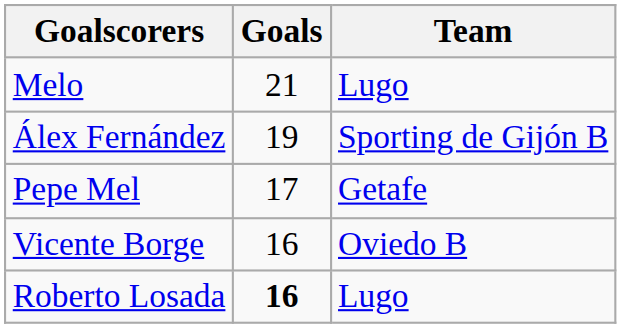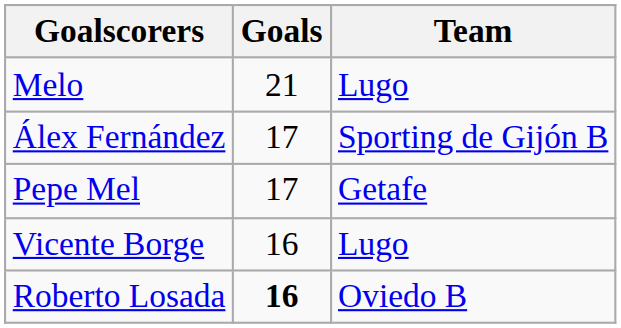(282, 137) 19 -> (282, 137) 17
(403, 243) Oviedo B -> (373, 243) Lugo
(373, 296) Lugo -> (403, 296) Oviedo B
